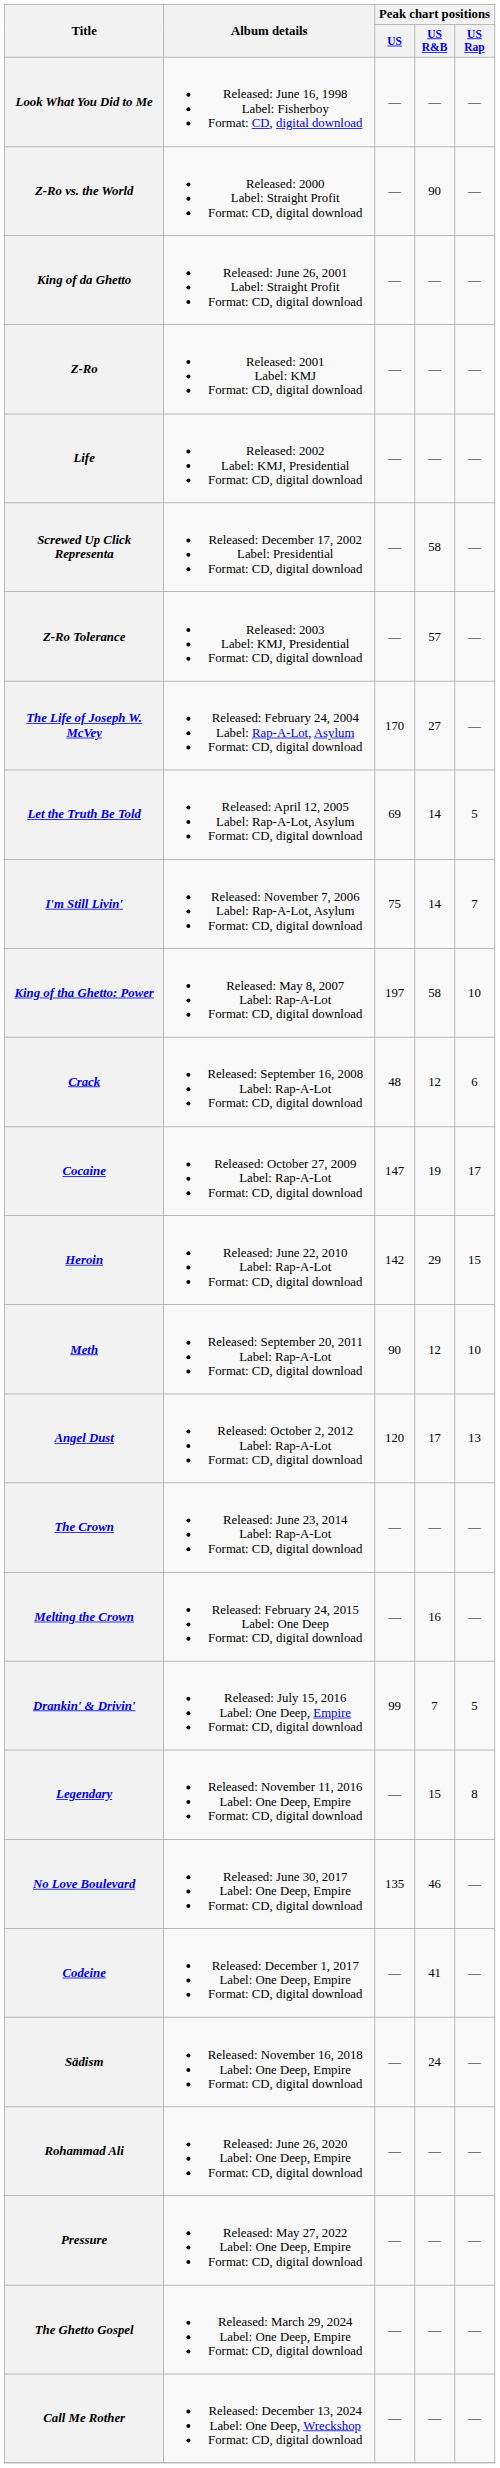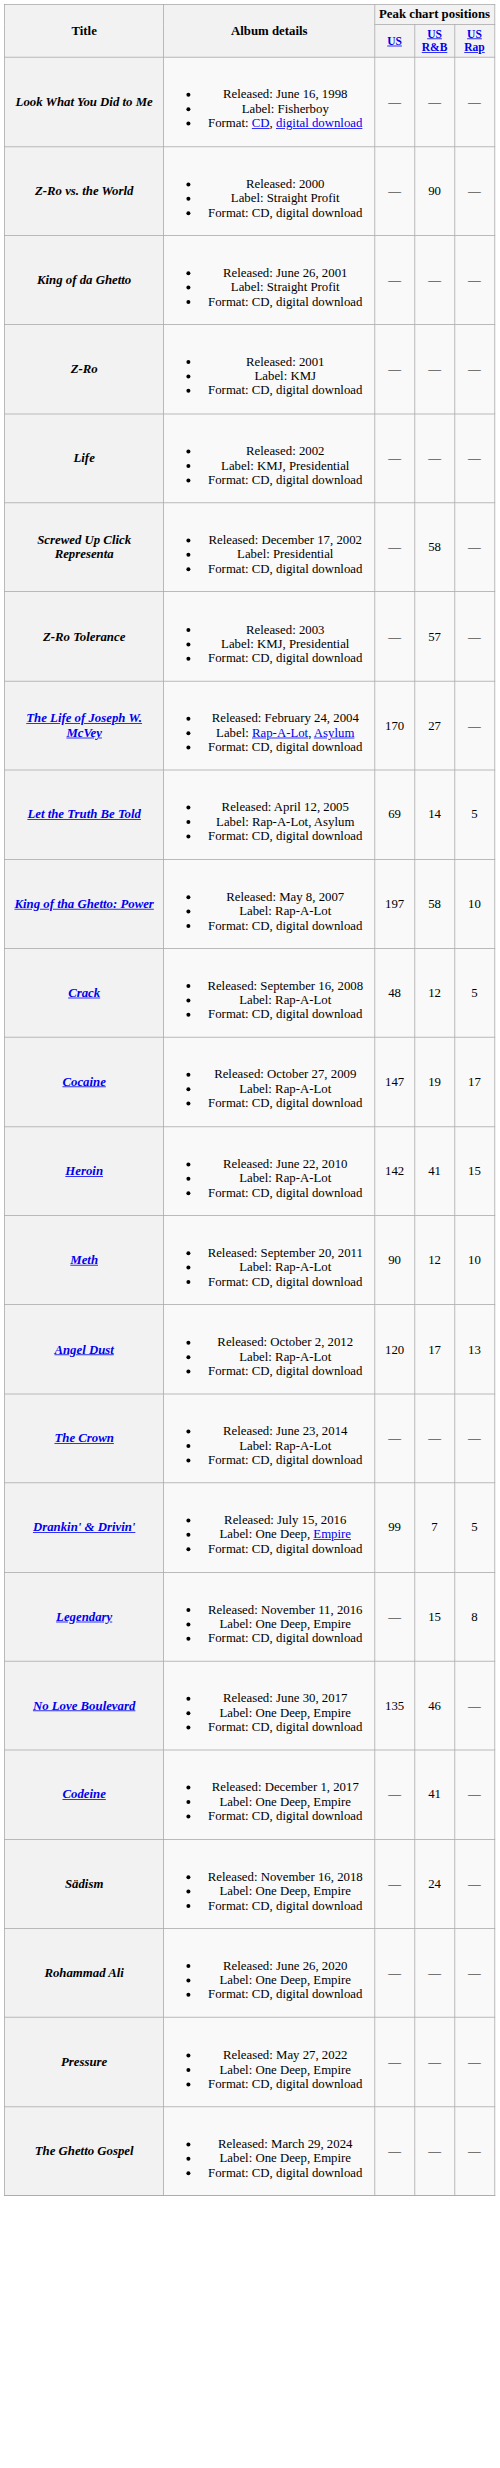- row: (84, 903)
(474, 1082) 6 -> (474, 992) 5
(435, 1260) 29 -> (435, 1171) 41
- row: (84, 1616)
- row: (84, 2418)
